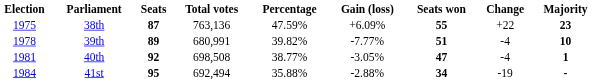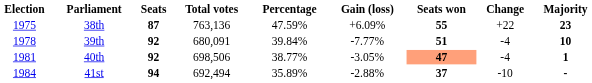(154, 41) 89 -> (154, 41) 92
(212, 41) 680,991 -> (212, 41) 680,091
(290, 41) 39.82% -> (290, 41) 39.84%
(212, 57) 698,508 -> (212, 57) 698,506
(441, 57) no background -> (441, 57) lightsalmon background
(154, 73) 95 -> (154, 73) 94
(290, 73) 35.88% -> (290, 73) 35.89%
(441, 73) 34 -> (441, 73) 37
(505, 73) -19 -> (505, 73) -10
